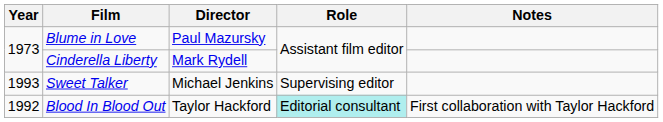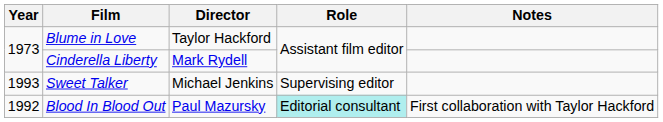(219, 38) Paul Mazursky -> (222, 38) Taylor Hackford
(222, 106) Taylor Hackford -> (219, 106) Paul Mazursky
